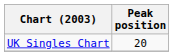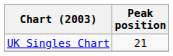(140, 43) 20 -> (140, 43) 21
